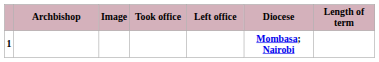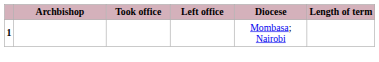- column: (114, 17)
(279, 44) bold -> (271, 33) normal
